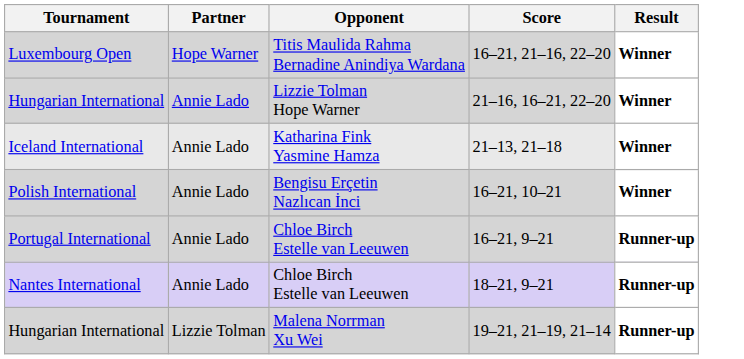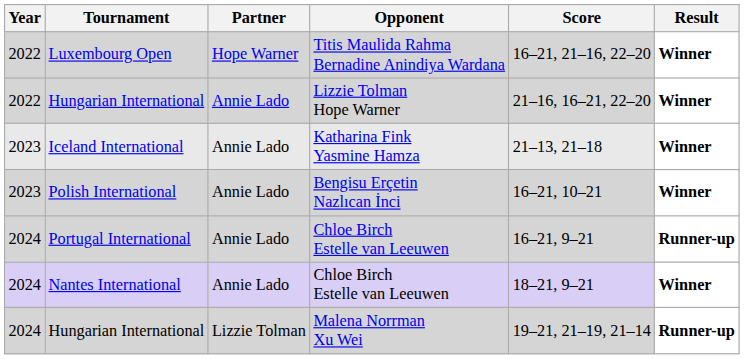+ column: (25, 18)
(657, 284) Runner-up -> (685, 284) Winner
